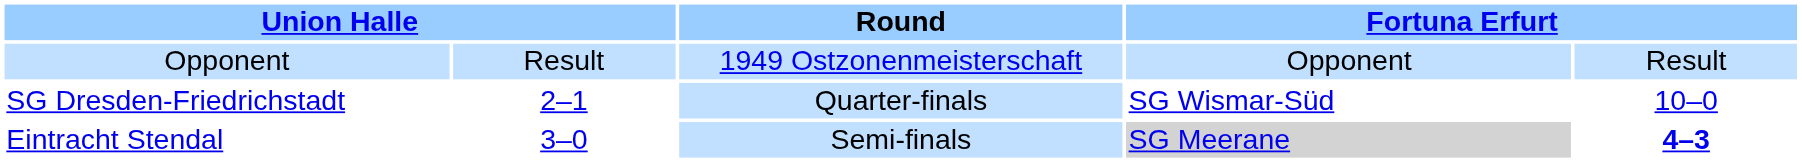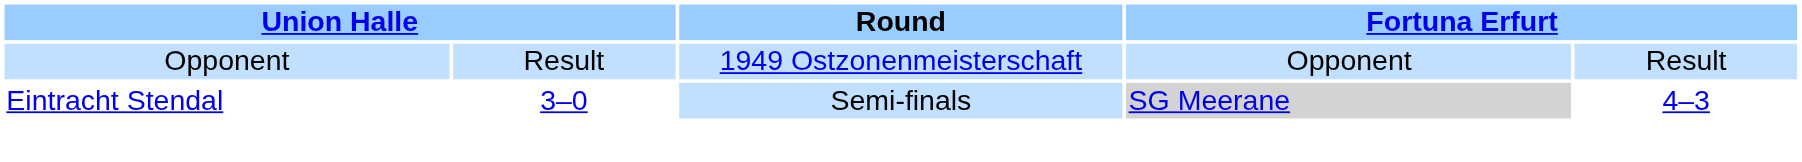- row: (176, 100)
(1686, 139) bold -> (1686, 100) normal
